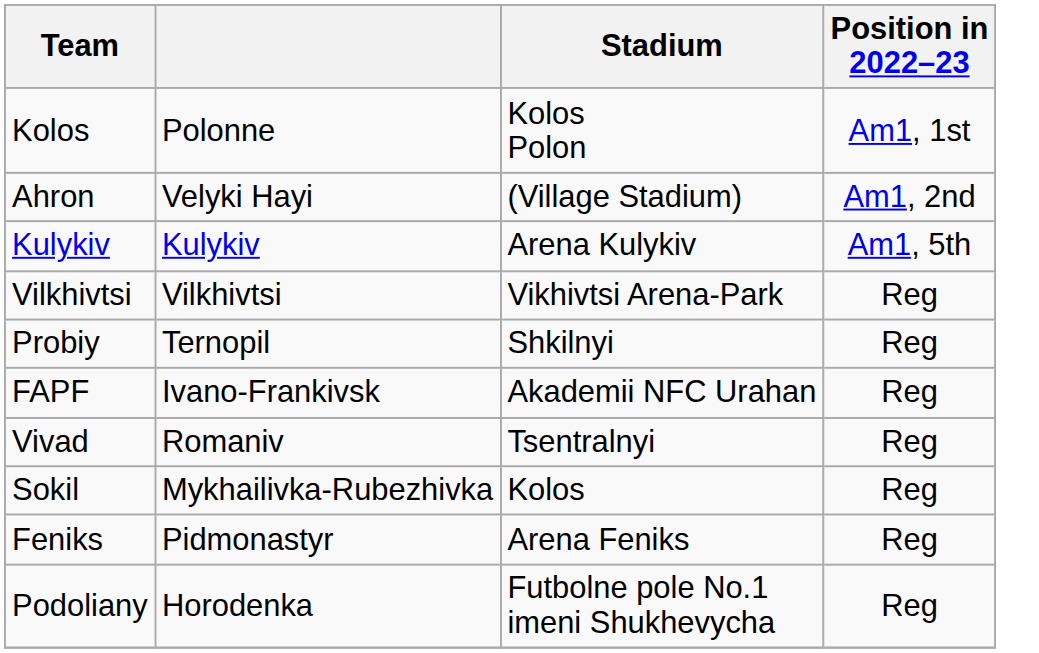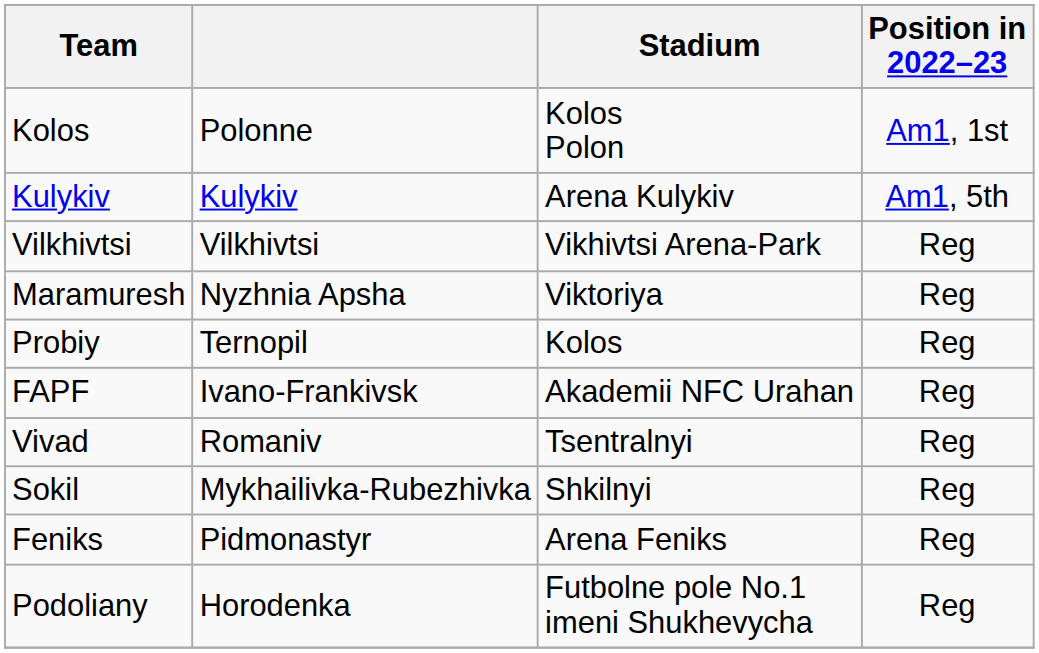- row: (53, 196)
+ row: (99, 294)
(561, 343) Shkilnyi -> (584, 343) Kolos
(546, 490) Kolos -> (598, 490) Shkilnyi
